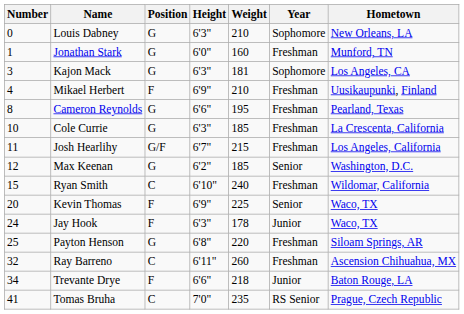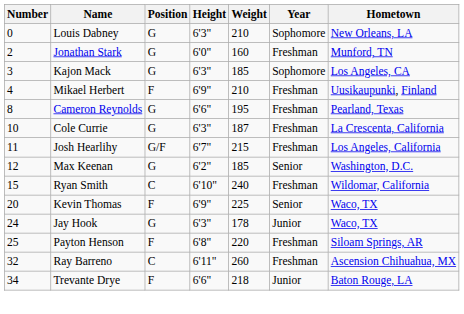(10, 52) 1 -> (10, 52) 2
(240, 71) 181 -> (240, 71) 185
(240, 128) 185 -> (240, 128) 187
(151, 223) F -> (152, 223) G
(152, 242) G -> (151, 242) F
- row: (84, 299)
